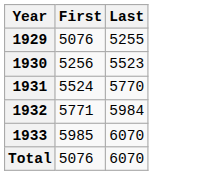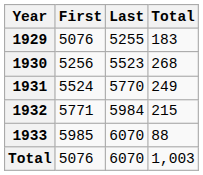+ column: (173, 16)
